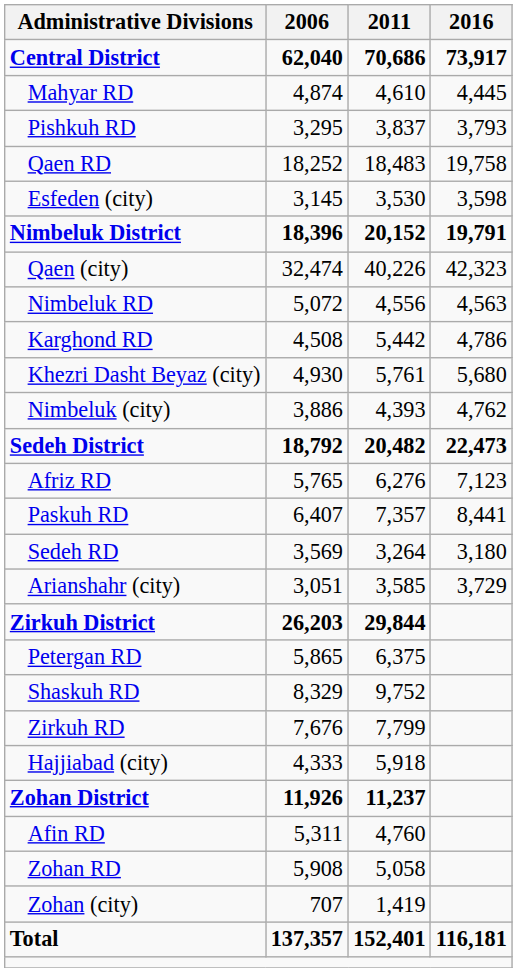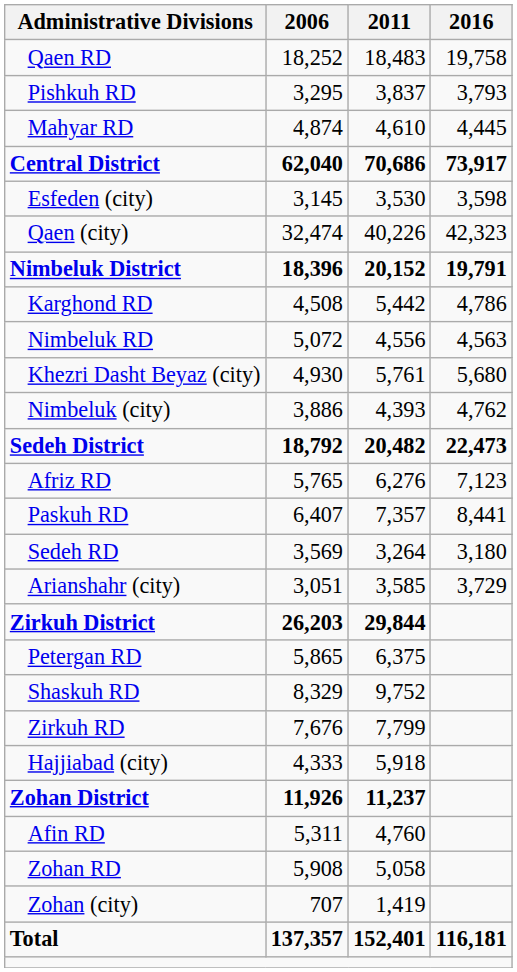rows swapped: (85, 57) <-> (69, 163)
rows swapped: (80, 92) <-> (82, 127)
rows swapped: (78, 269) <-> (95, 233)
rows swapped: (90, 339) <-> (90, 304)
